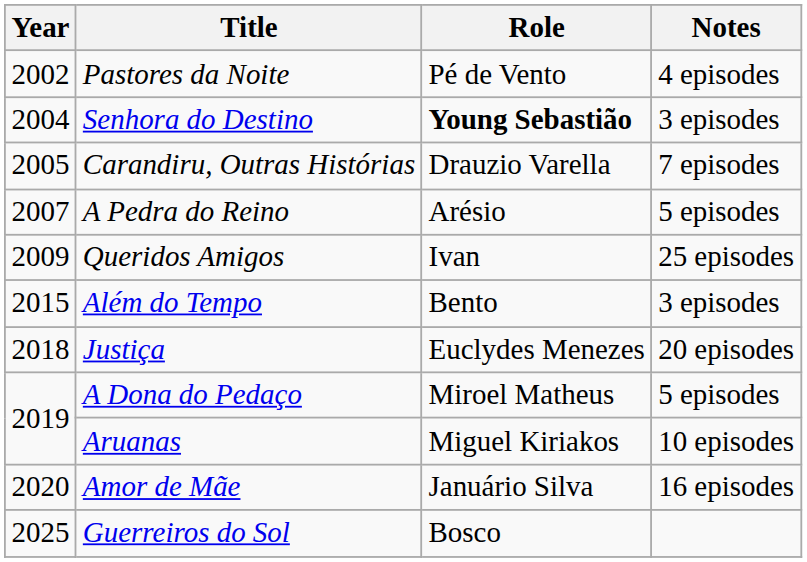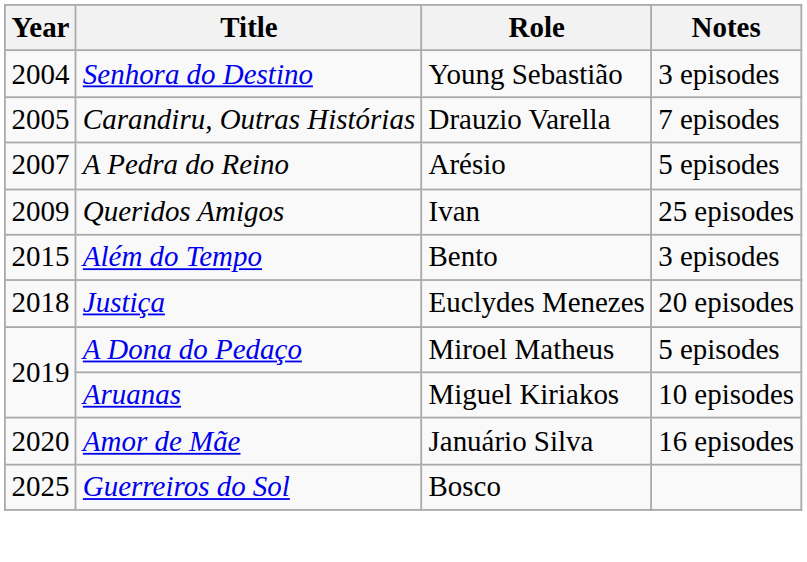- row: (186, 73)
(530, 119) bold -> (526, 73) normal
